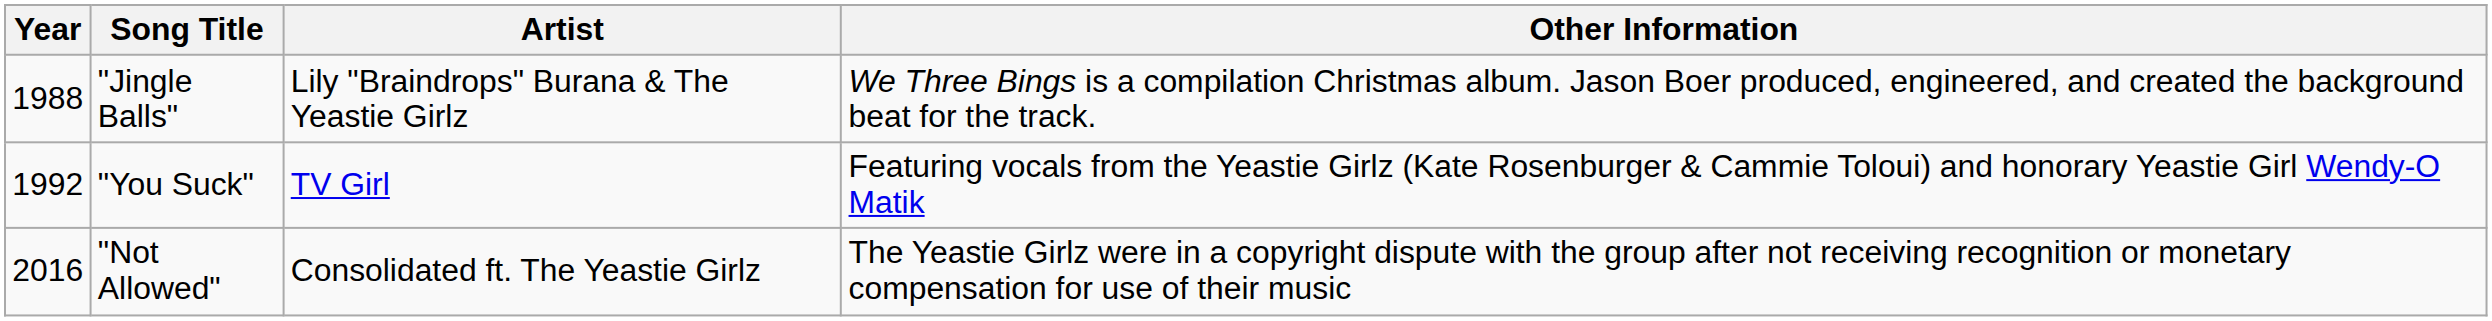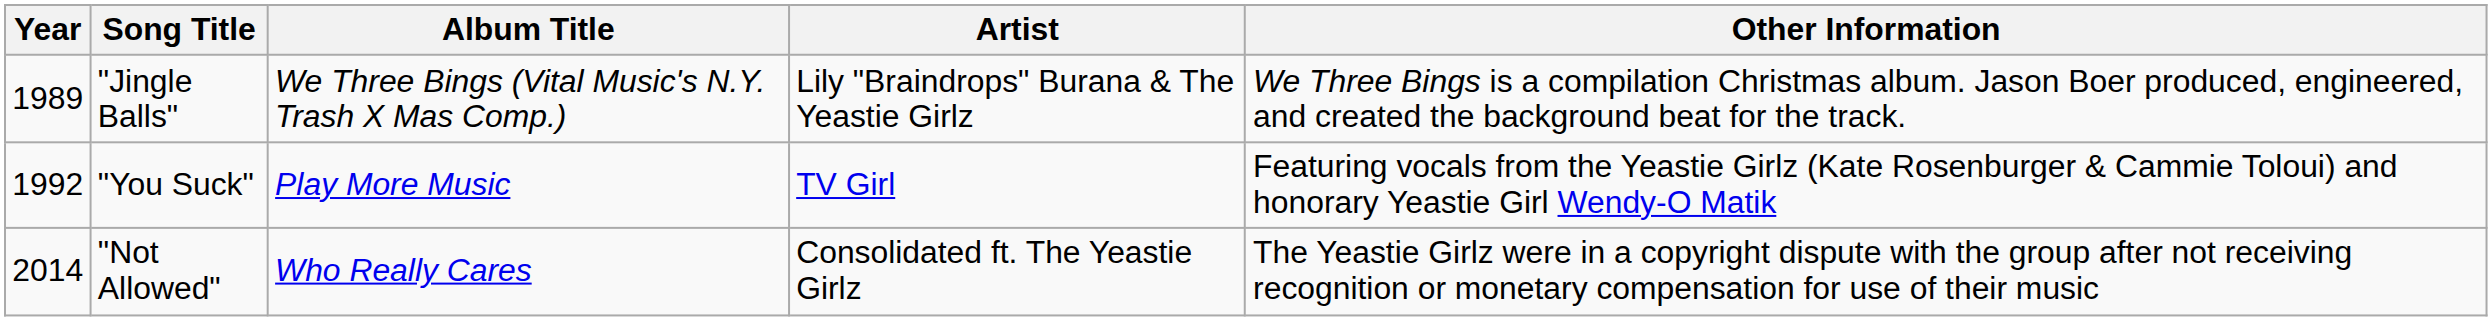+ column: (528, 29)
(48, 98) 1988 -> (48, 98) 1989
(48, 270) 2016 -> (48, 270) 2014
